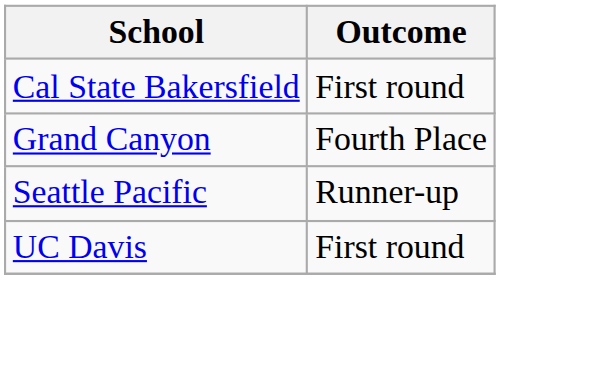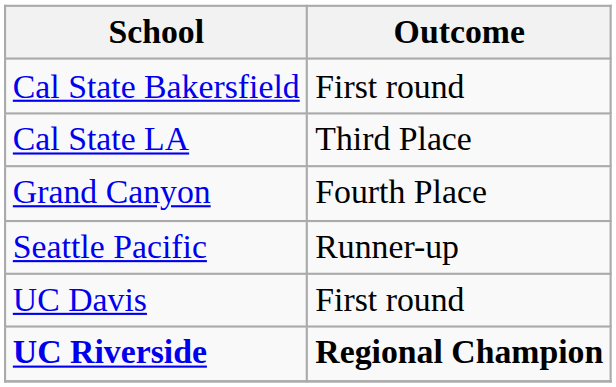+ row: (101, 139)
+ row: (110, 353)
